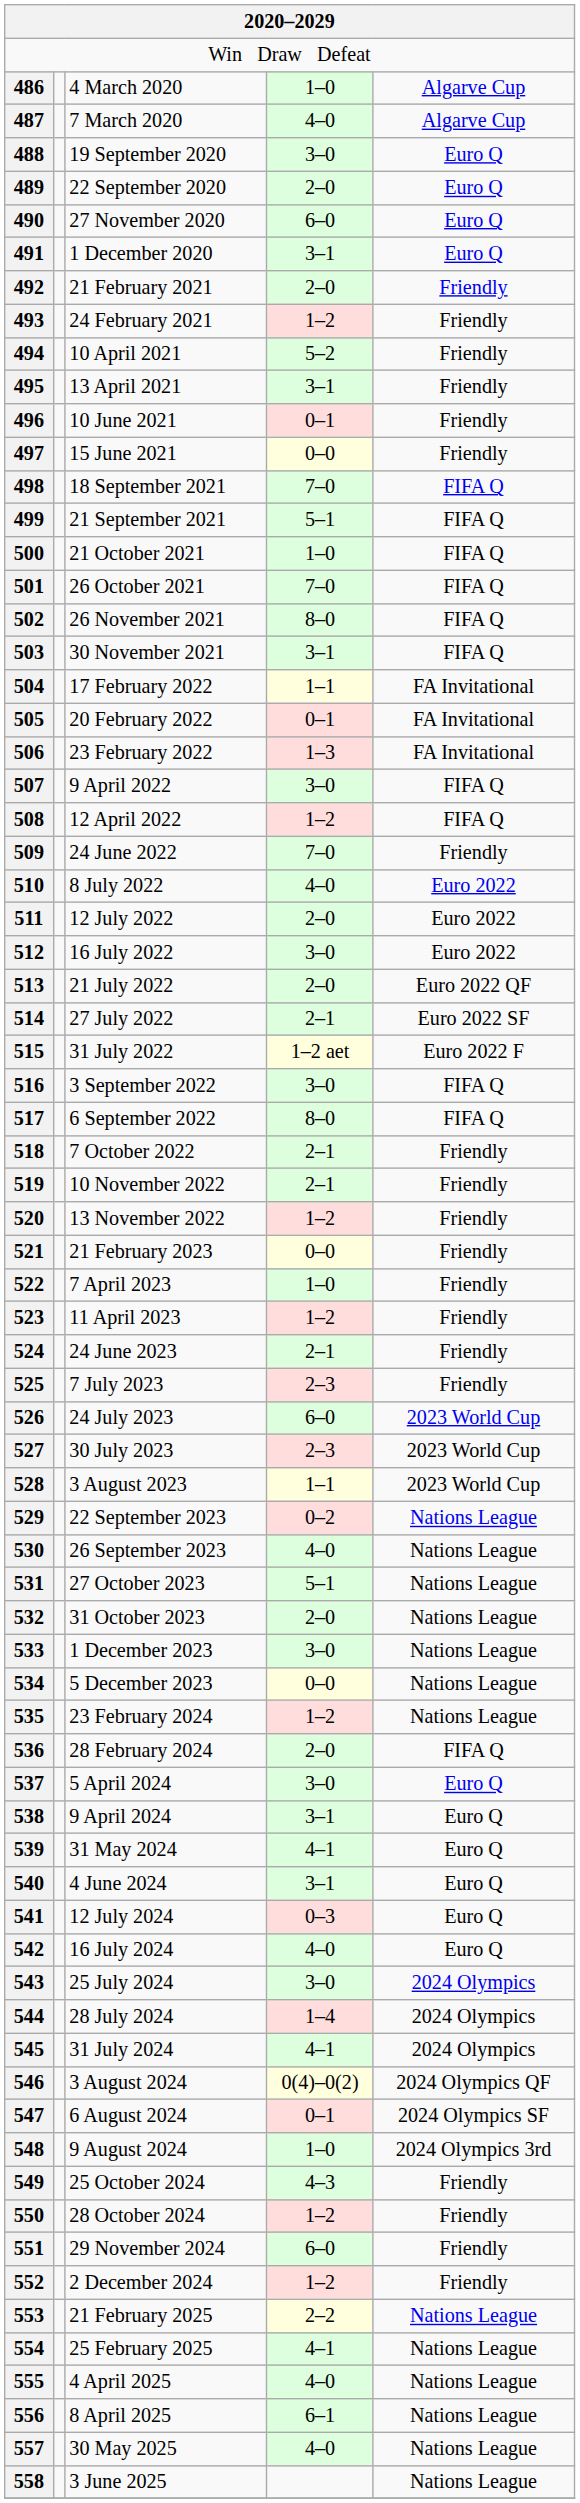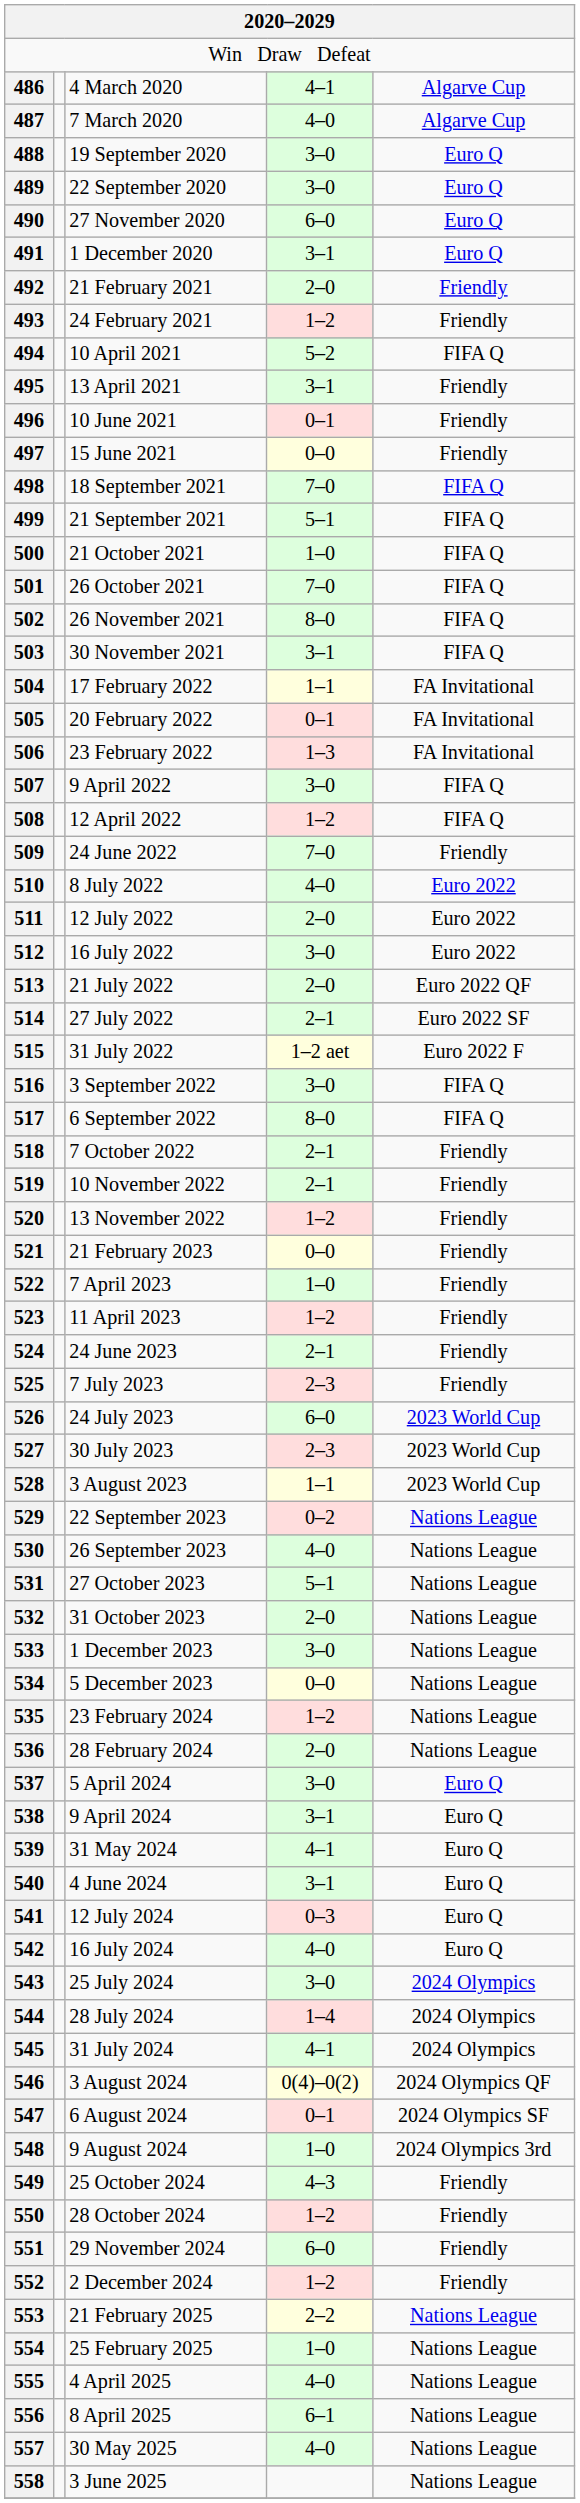(320, 88) 1–0 -> (320, 88) 4–1
(320, 187) 2–0 -> (320, 187) 3–0
(473, 354) Friendly -> (473, 354) FIFA Q
(473, 1750) FIFA Q -> (474, 1750) Nations League
(320, 2349) 4–1 -> (320, 2349) 1–0
